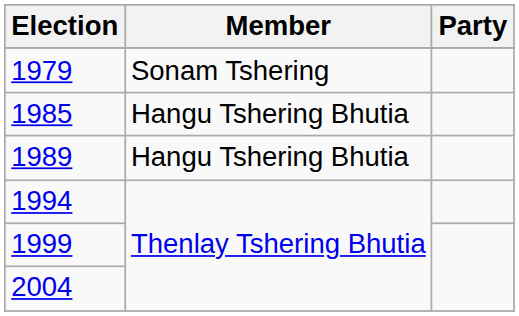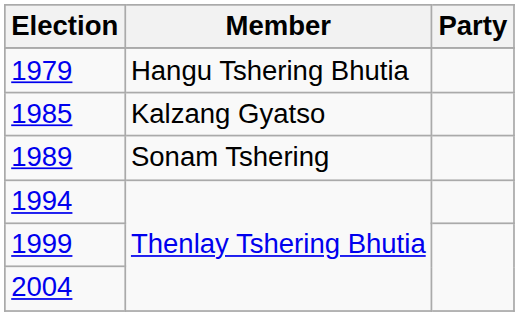(230, 69) Sonam Tshering -> (270, 69) Hangu Tshering Bhutia
(270, 113) Hangu Tshering Bhutia -> (228, 113) Kalzang Gyatso
(270, 157) Hangu Tshering Bhutia -> (230, 157) Sonam Tshering
